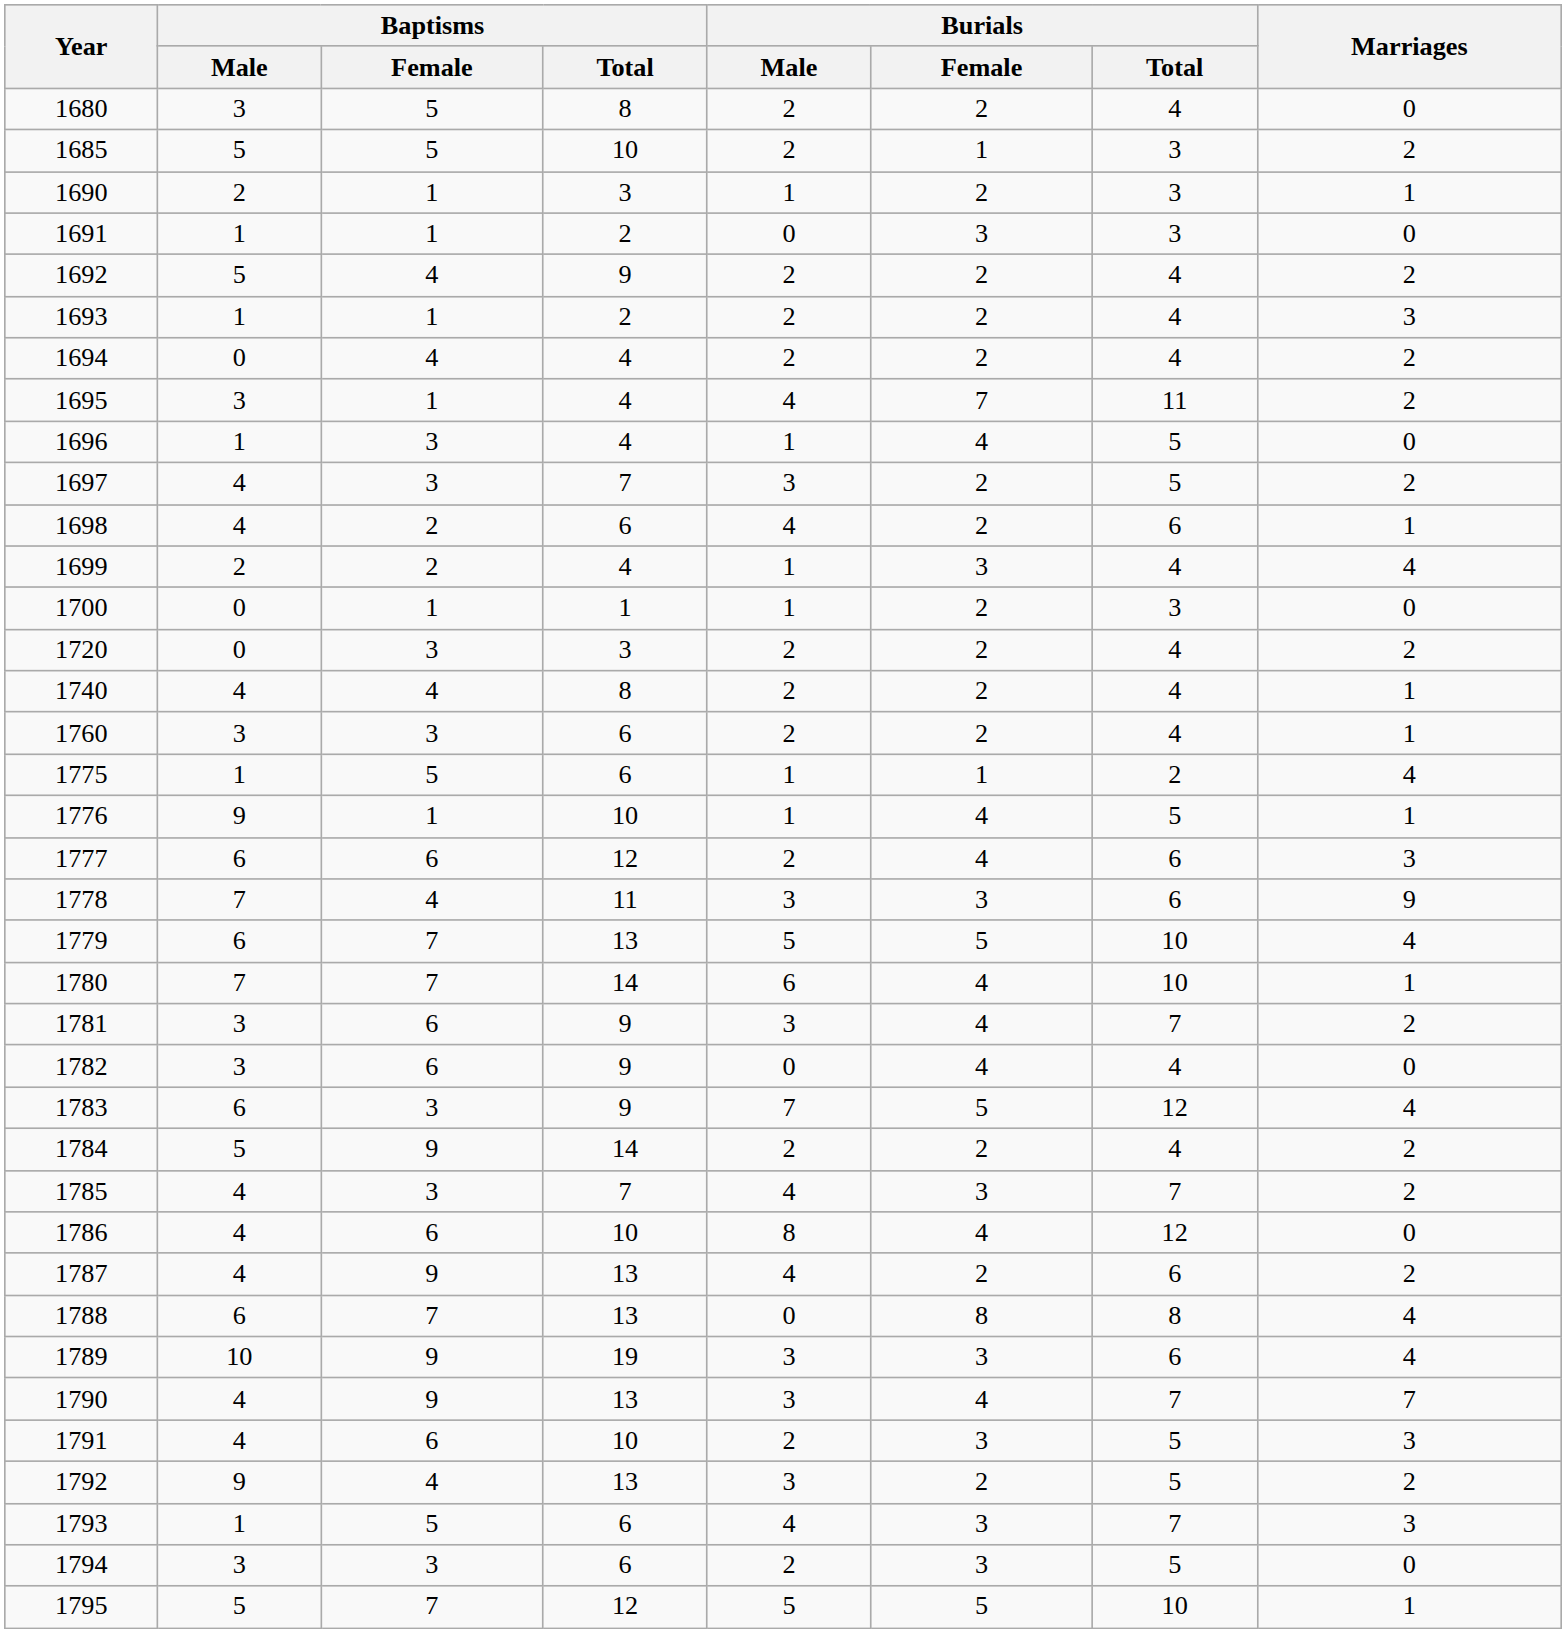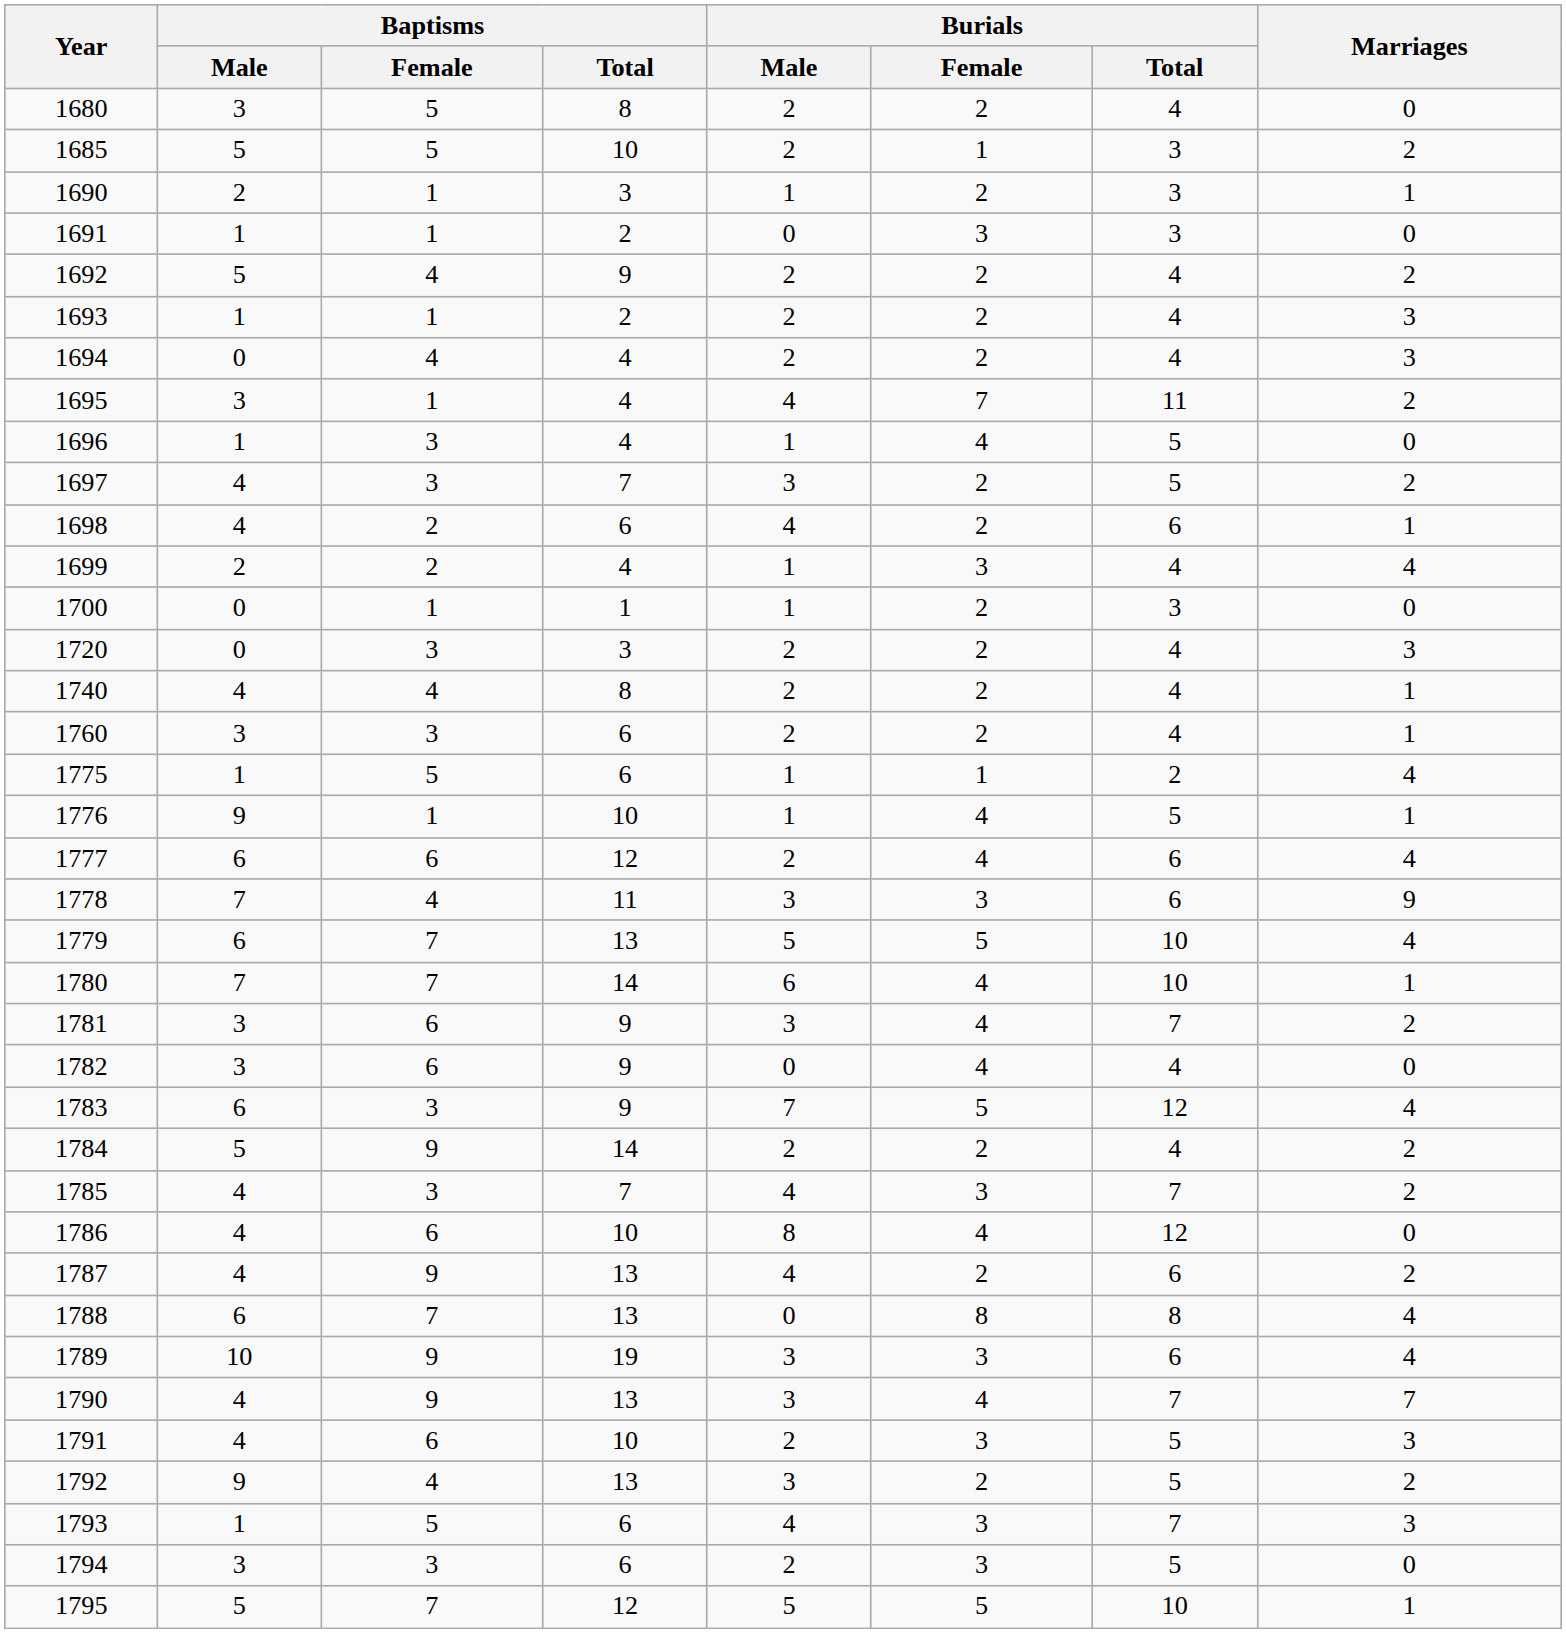(1409, 358) 2 -> (1409, 358) 3
(1409, 649) 2 -> (1409, 649) 3
(1409, 857) 3 -> (1409, 857) 4
